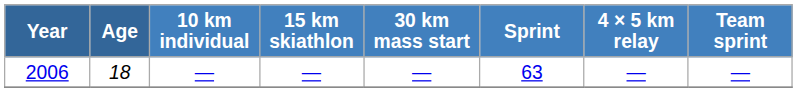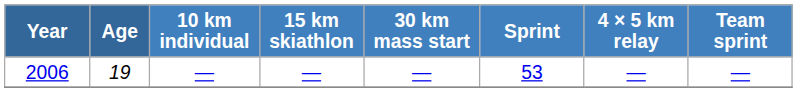(120, 72) 18 -> (120, 72) 19
(532, 72) 63 -> (532, 72) 53
